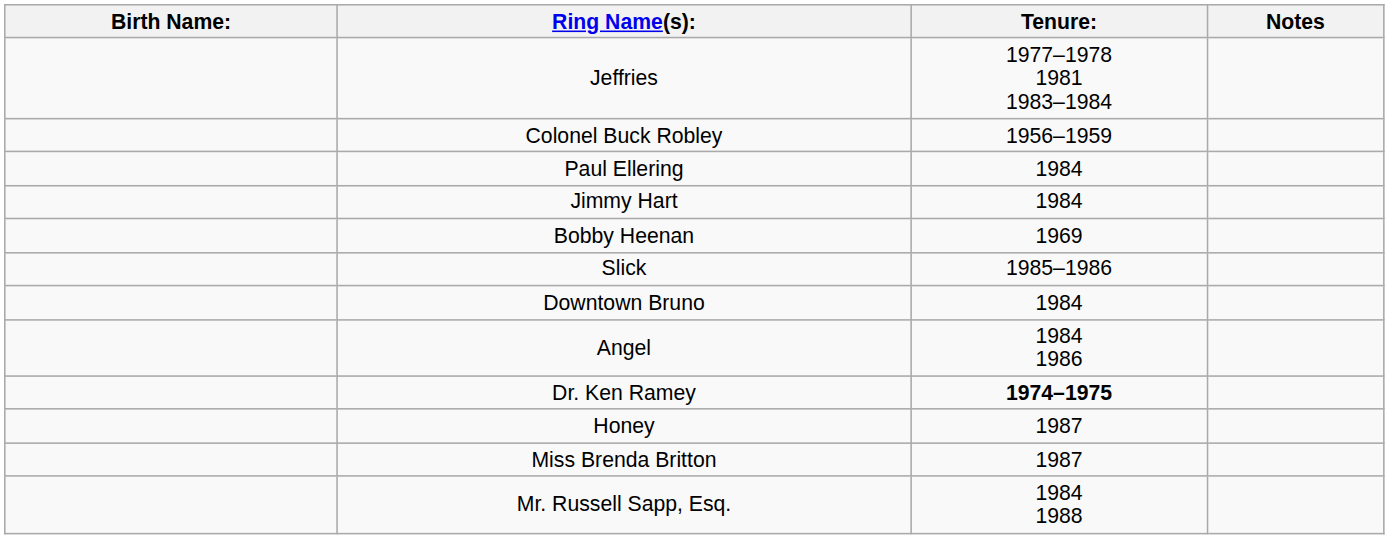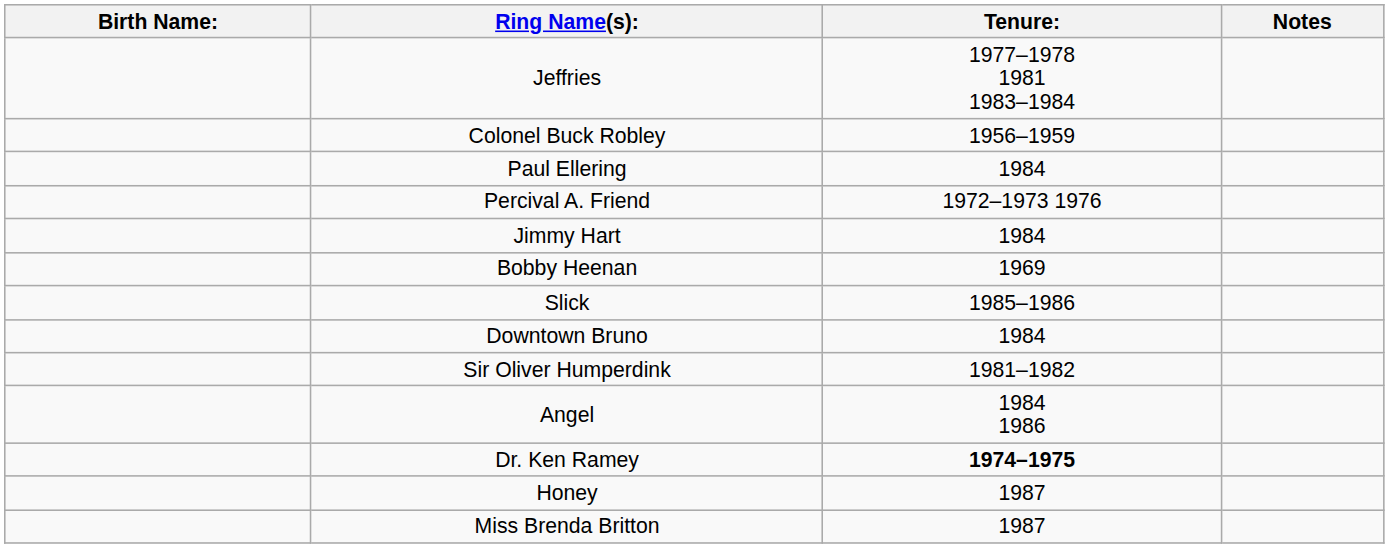+ row: (567, 202)
+ row: (567, 369)
- row: (624, 504)
